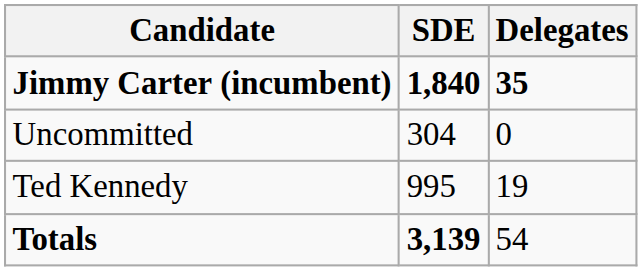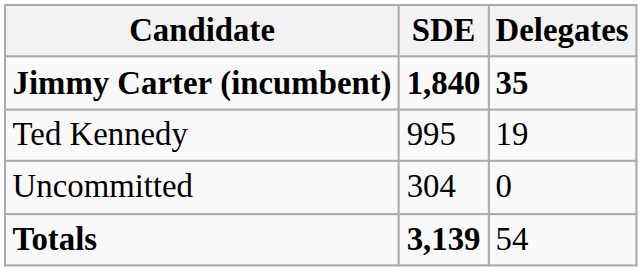rows swapped: (100, 186) <-> (103, 134)
